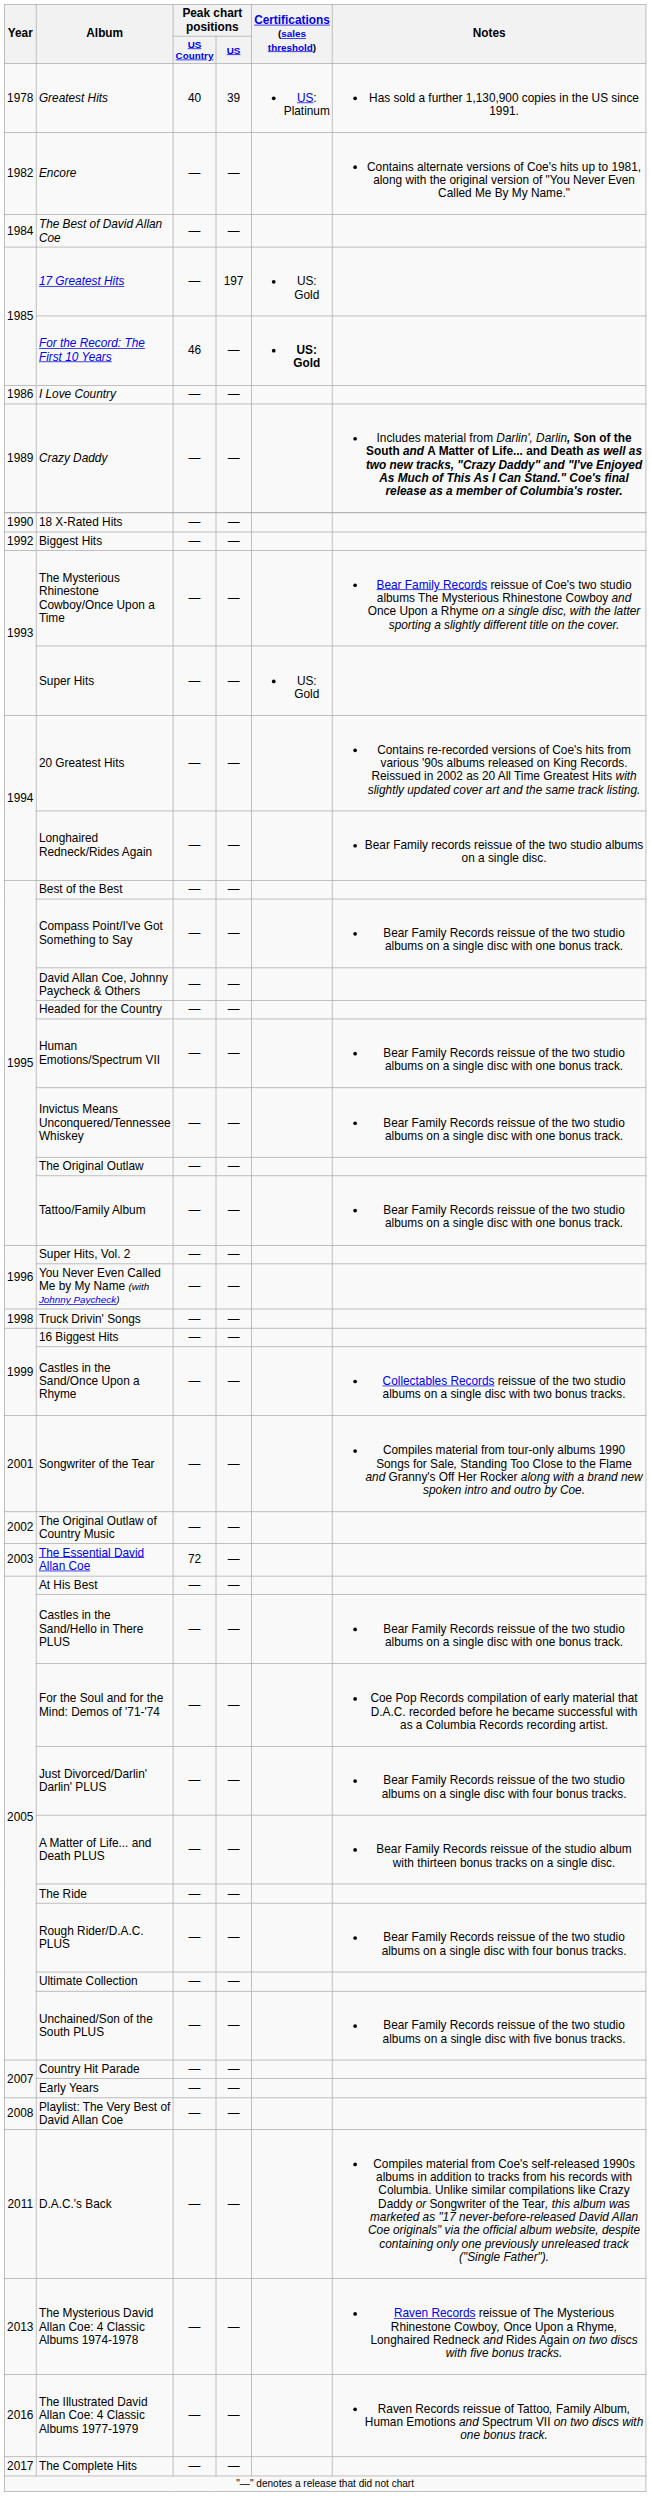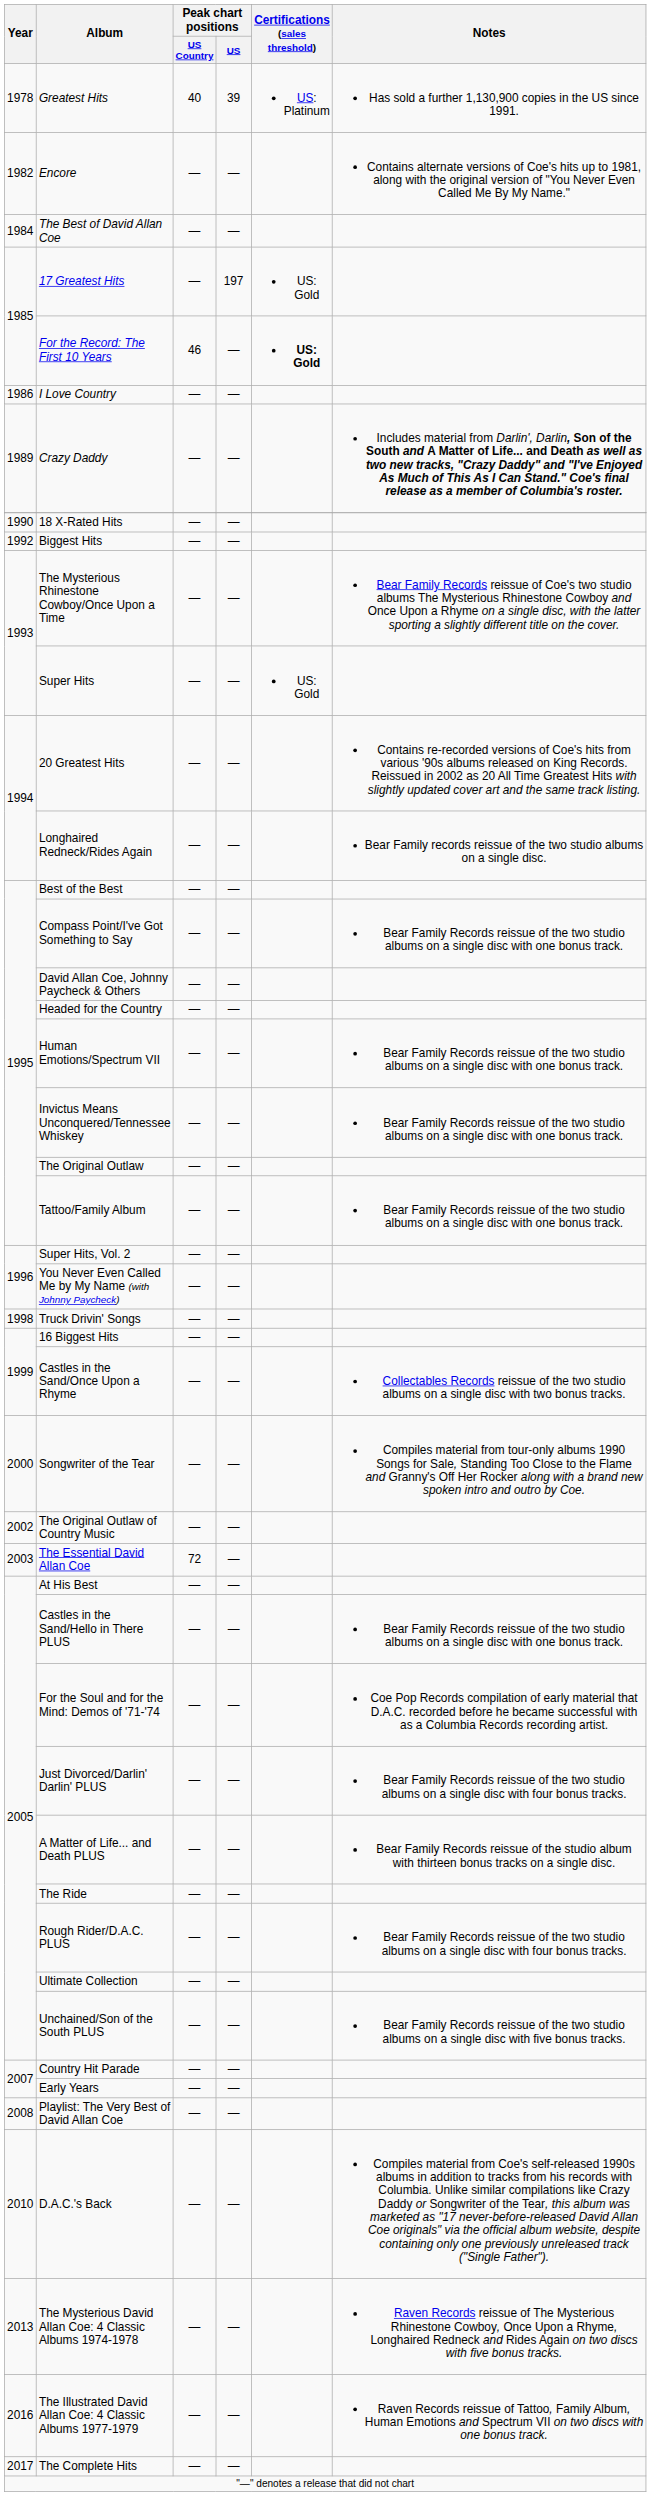(20, 1463) 2001 -> (20, 1463) 2000
(20, 2204) 2011 -> (20, 2204) 2010
